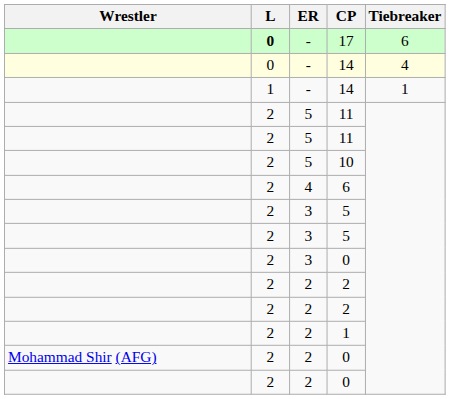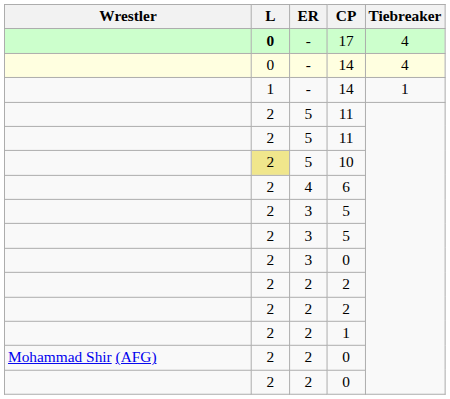(405, 41) 6 -> (405, 41) 4
(270, 162) no background -> (270, 162) khaki background
